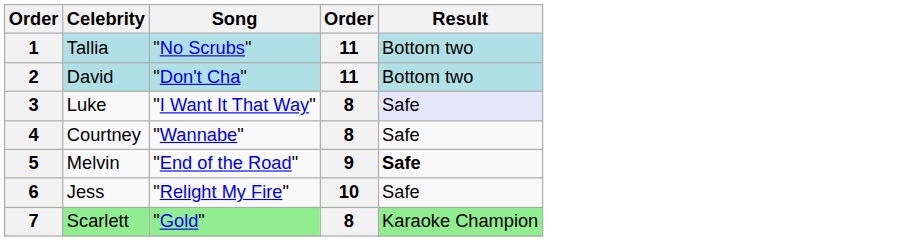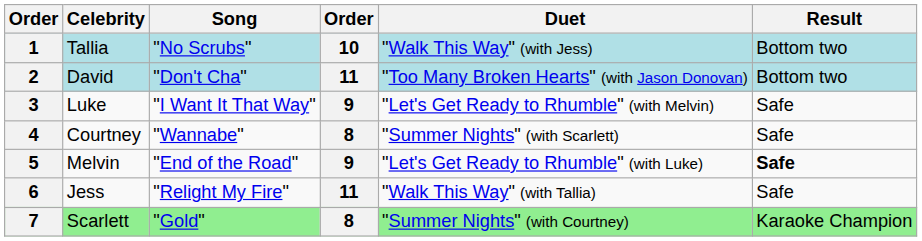+ column: (565, 18)
(349, 47) 11 -> (349, 47) 10
(349, 105) 8 -> (349, 105) 9
(401, 105) lavender background -> (775, 105) no background
(349, 192) 10 -> (349, 192) 11
